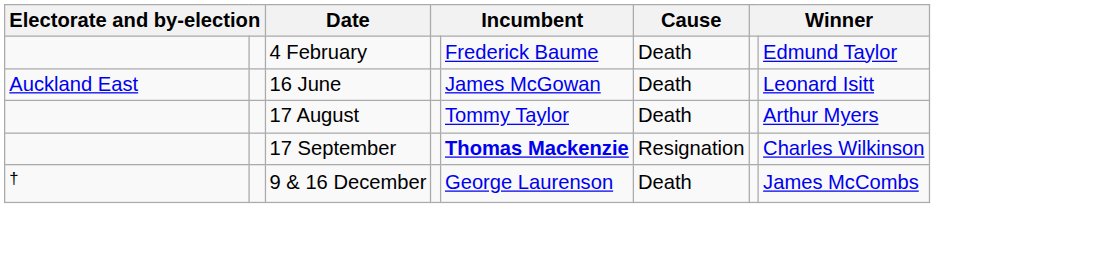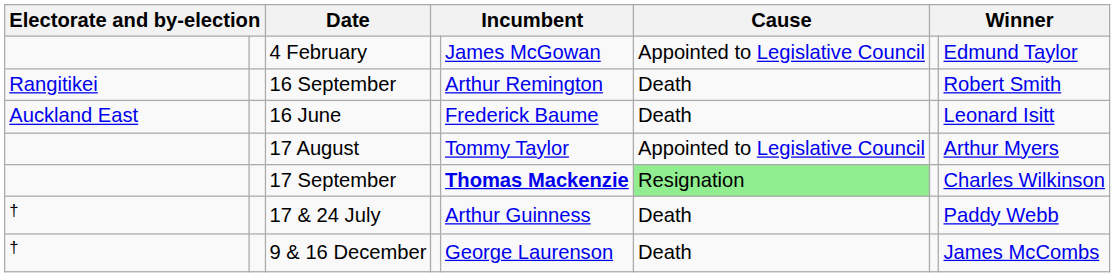(522, 52) Frederick Baume -> (523, 52) James McGowan
(665, 52) Death -> (781, 52) Appointed to Legislative Council
+ row: (333, 84)
(523, 84) James McGowan -> (522, 116) Frederick Baume
(665, 116) Death -> (781, 148) Appointed to Legislative Council
(691, 148) no background -> (691, 180) lightgreen background
+ row: (325, 215)
